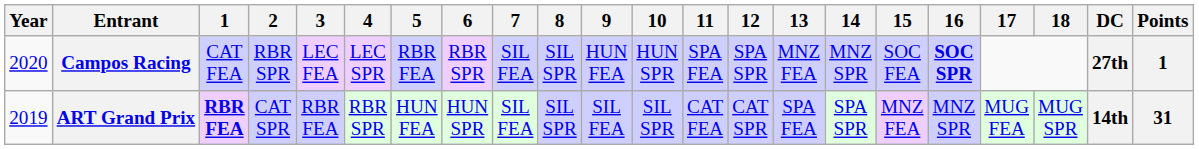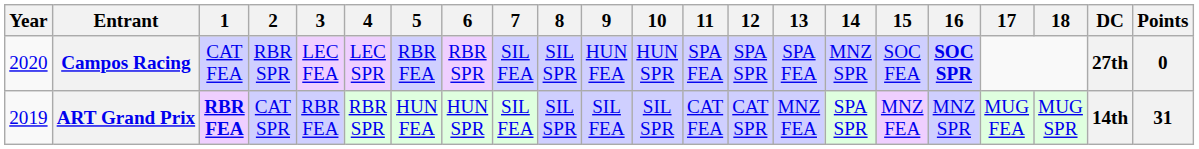(799, 62) MNZ FEA -> (799, 62) SPA FEA
(1163, 62) 1 -> (1163, 62) 0
(799, 117) SPA FEA -> (799, 117) MNZ FEA
